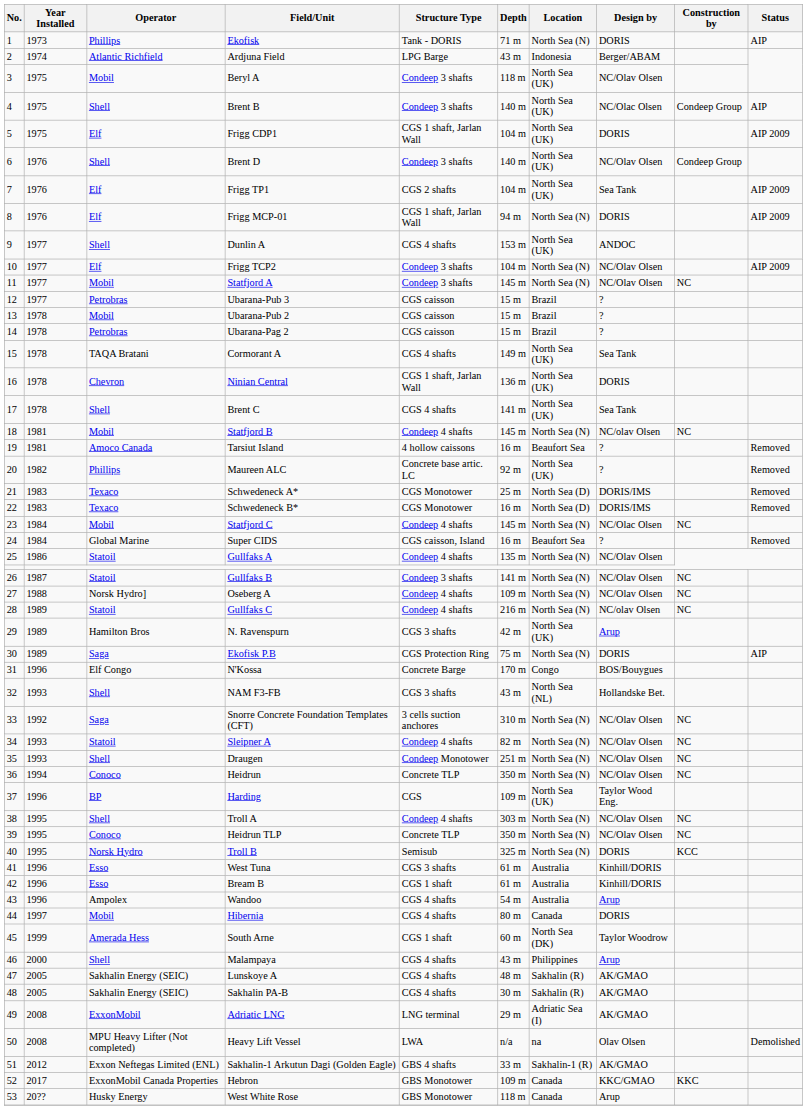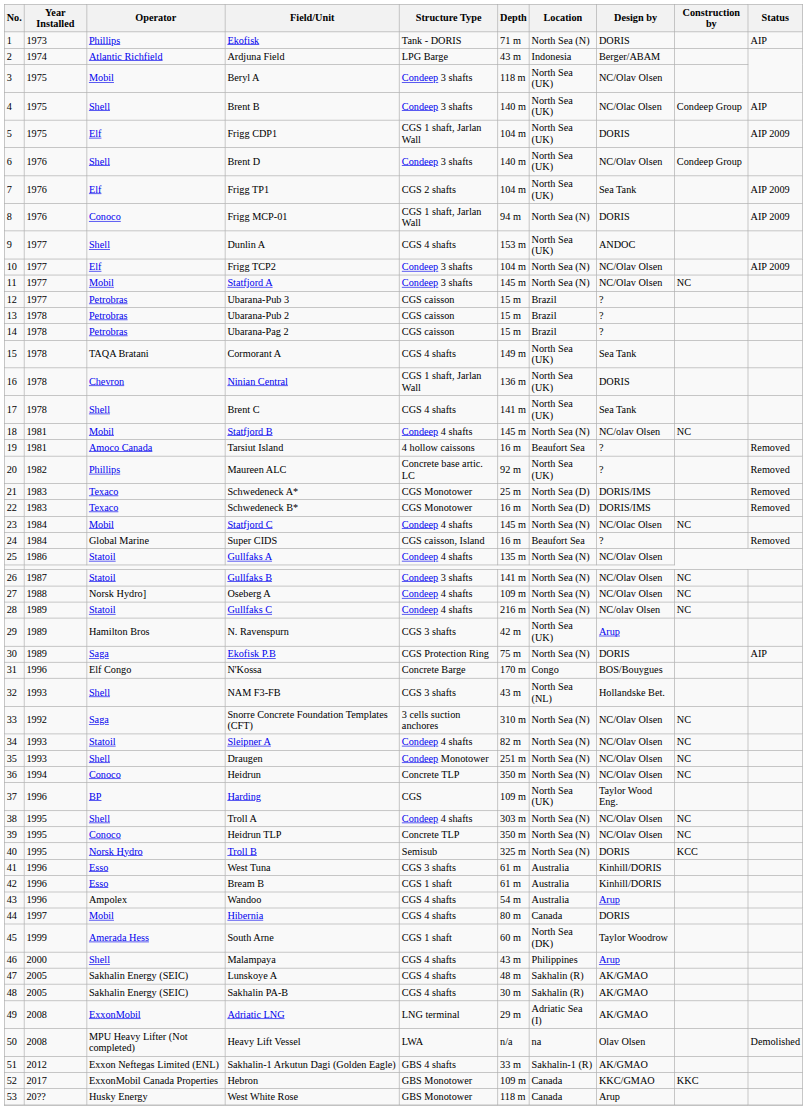(95, 217) Elf -> (105, 217) Conoco
(101, 315) Mobil -> (108, 315) Petrobras
